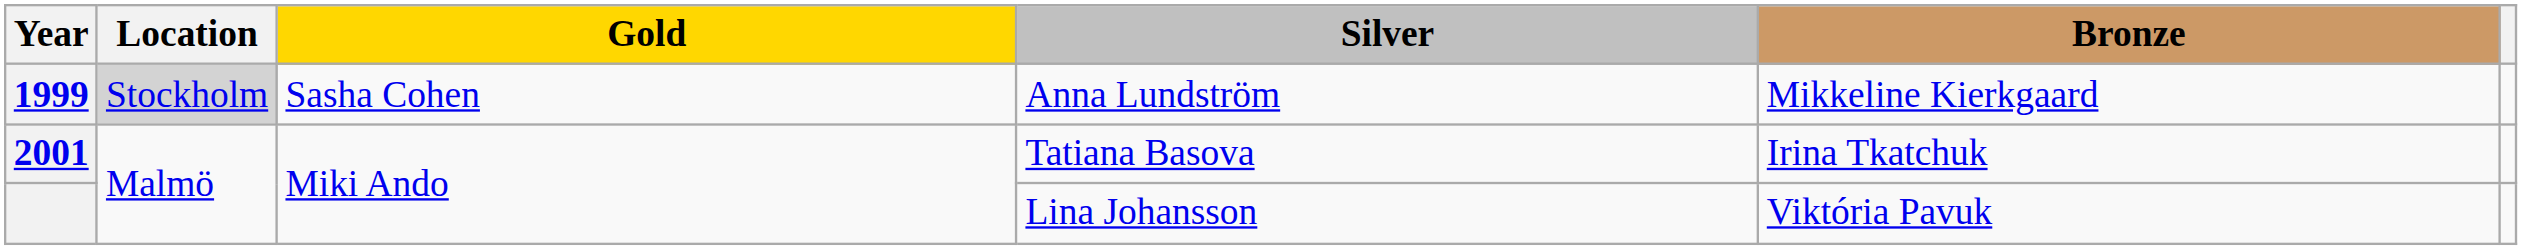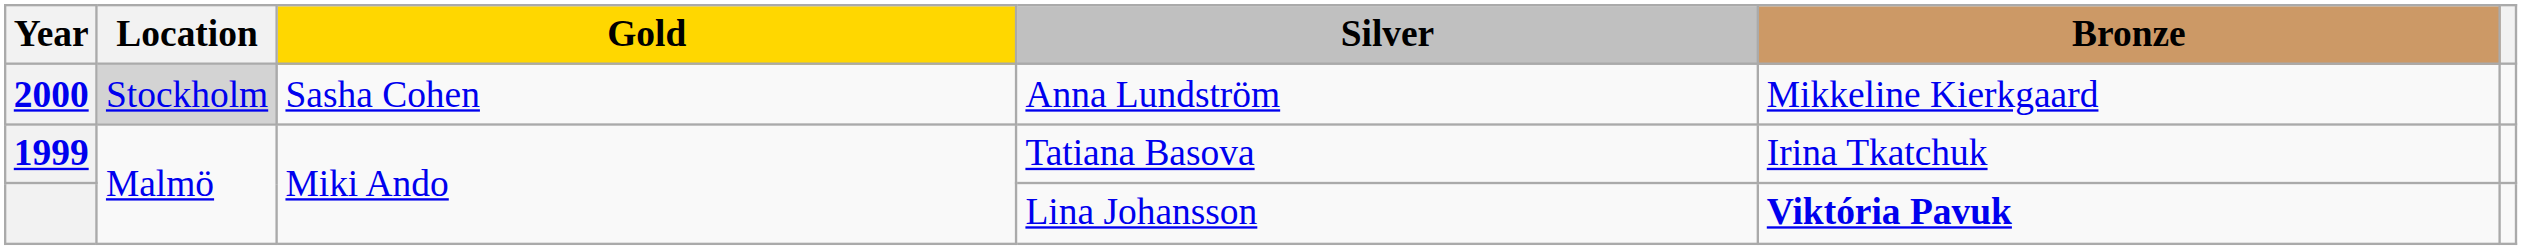(51, 93) 1999 -> (51, 93) 2000
(51, 152) 2001 -> (51, 152) 1999
(1880, 212) normal -> (1889, 212) bold
